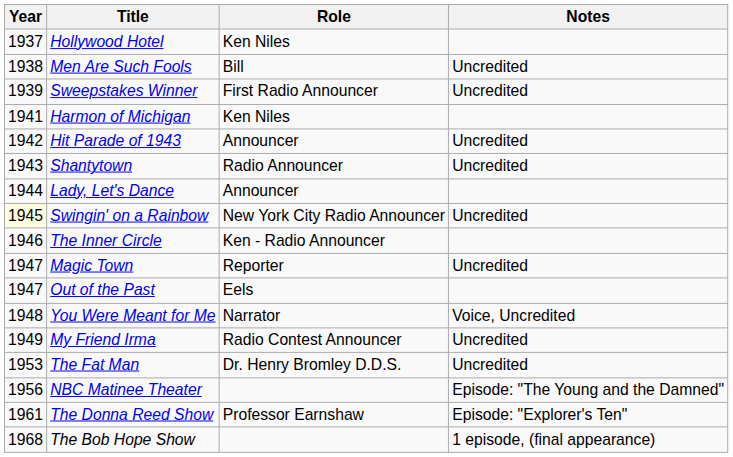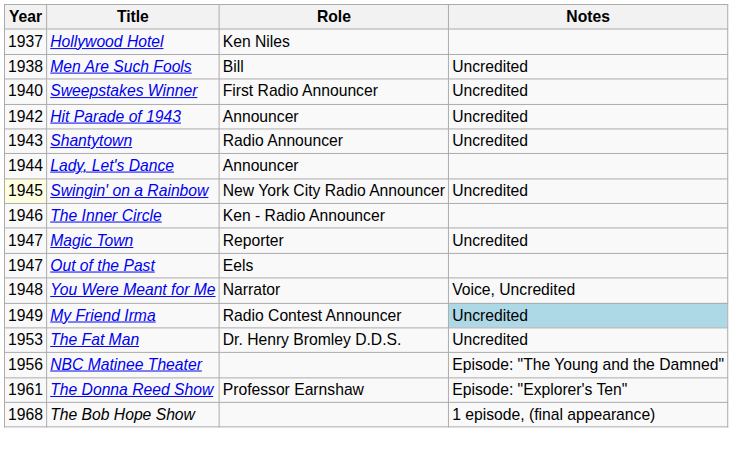(26, 91) 1939 -> (26, 91) 1940
- row: (120, 116)
(490, 340) no background -> (490, 315) lightblue background
